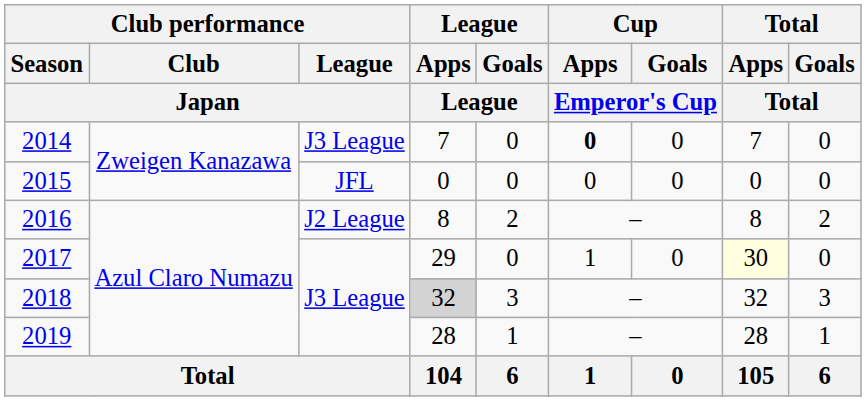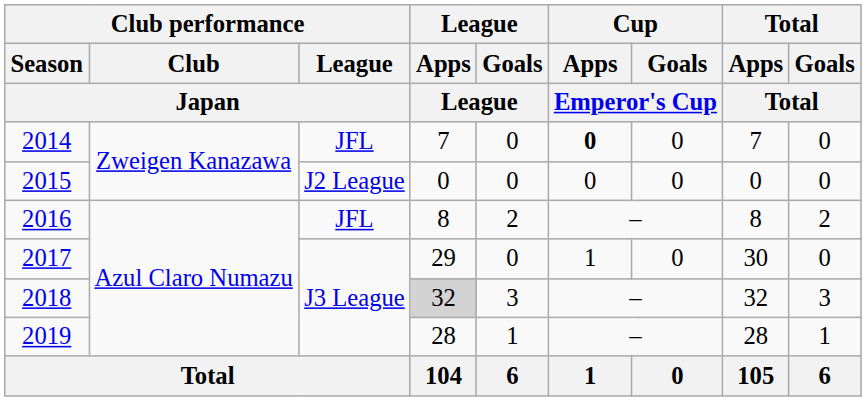(354, 141) J3 League -> (354, 141) JFL
(354, 180) JFL -> (354, 180) J2 League
(354, 219) J2 League -> (354, 219) JFL
(756, 258) lightyellow background -> (756, 258) no background
